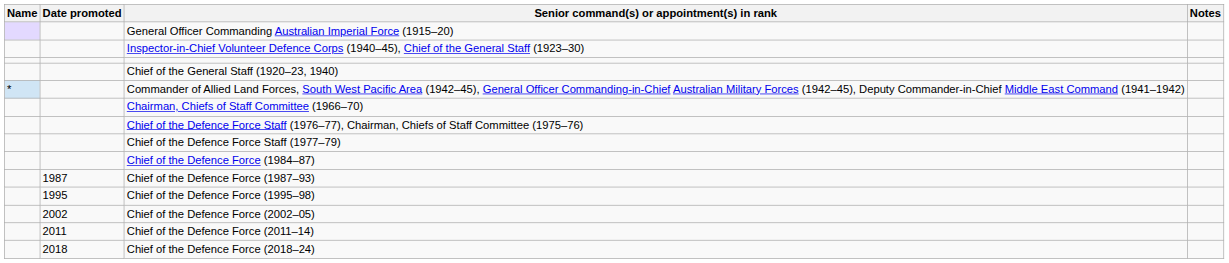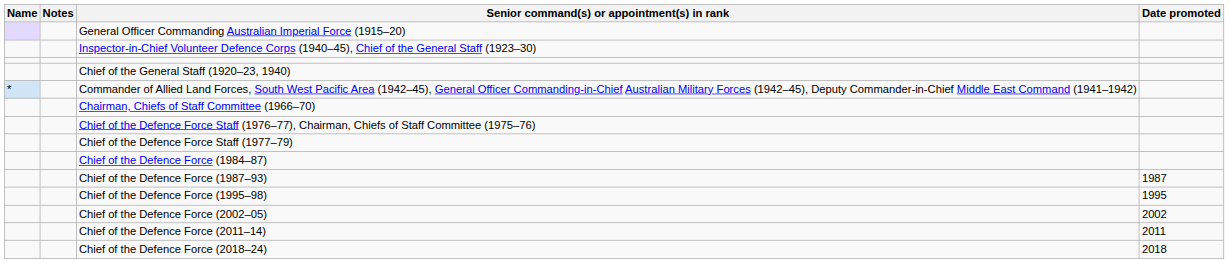columns swapped: (82, 13) <-> (1205, 13)
